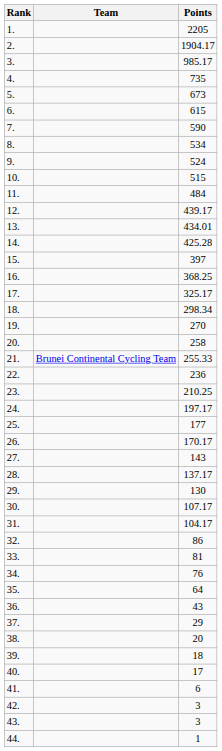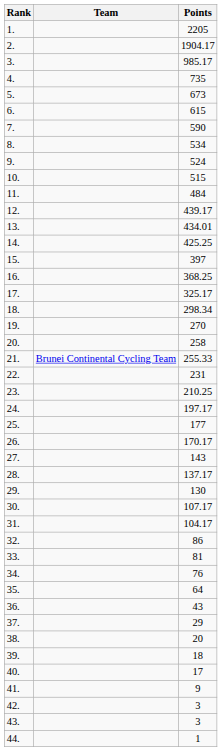(198, 243) 425.28 -> (198, 243) 425.25
(198, 375) 236 -> (198, 375) 231
(198, 688) 6 -> (198, 688) 9
